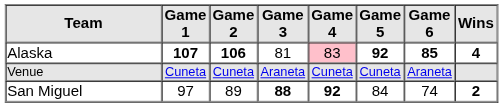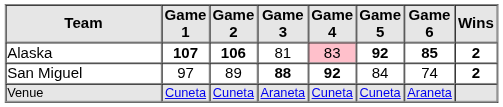(476, 52) 4 -> (476, 52) 2
rows swapped: (45, 91) <-> (25, 72)
